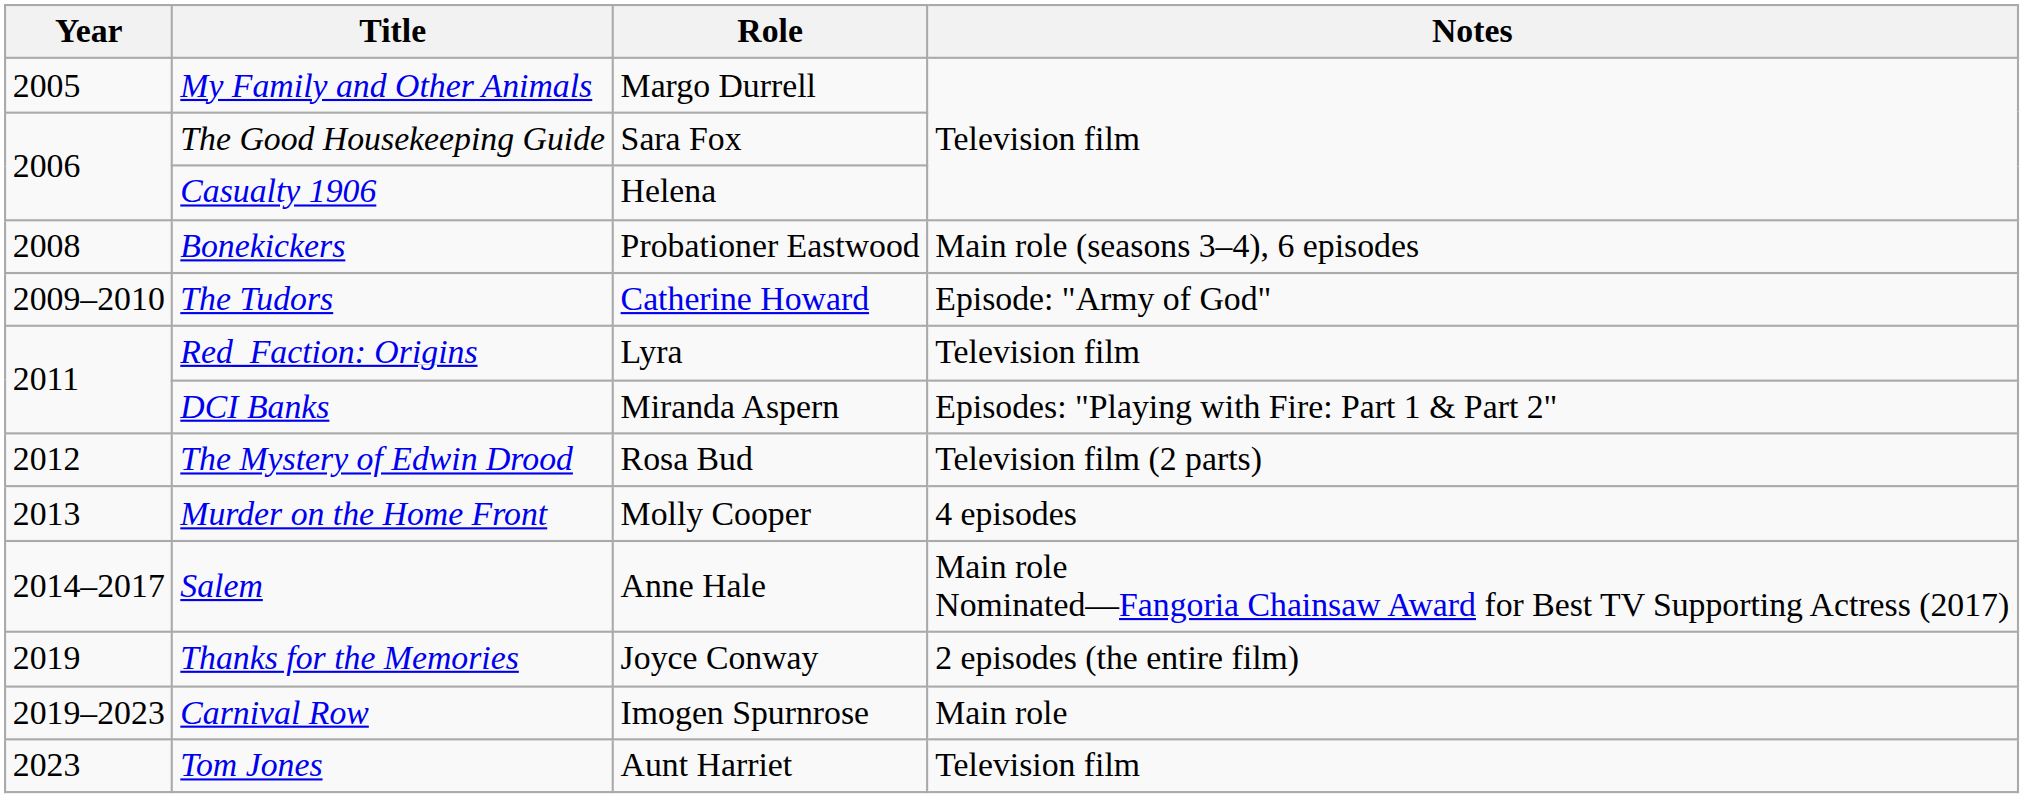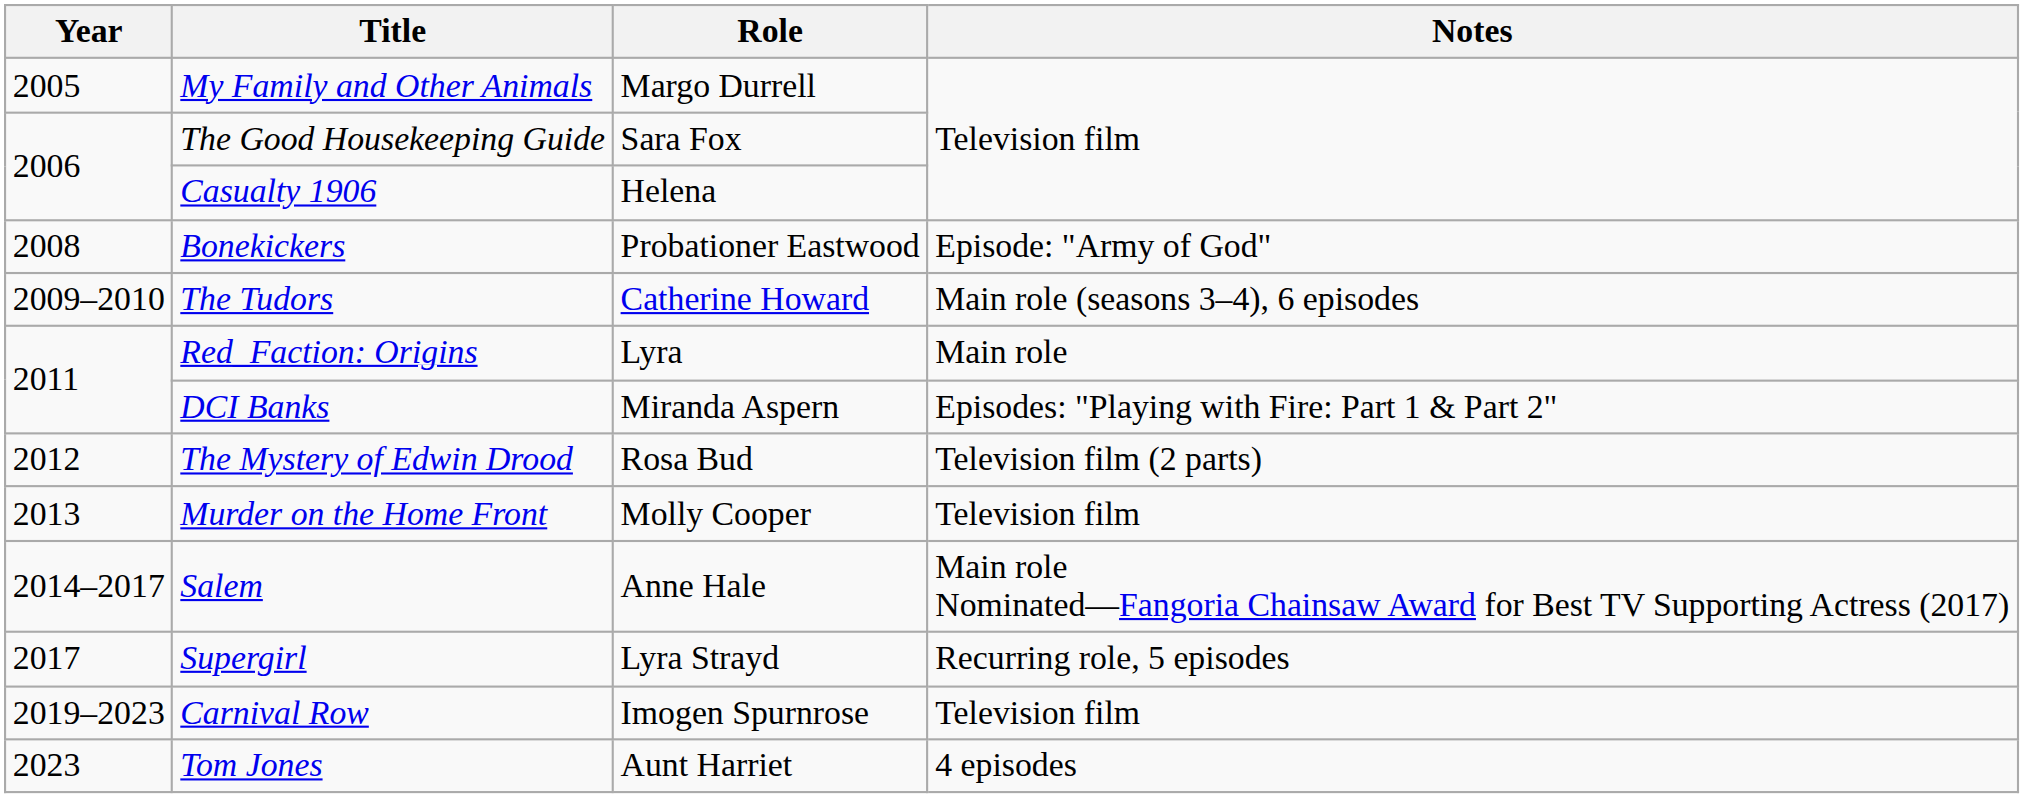(1177, 245) Main role (seasons 3–4), 6 episodes -> (1103, 245) Episode: "Army of God"
(1103, 298) Episode: "Army of God" -> (1177, 298) Main role (seasons 3–4), 6 episodes
(1038, 352) Television film -> (1001, 352) Main role
(1006, 513) 4 episodes -> (1038, 513) Television film
+ row: (243, 658)
- row: (350, 658)
(1001, 711) Main role -> (1038, 711) Television film
(1038, 765) Television film -> (1006, 765) 4 episodes
